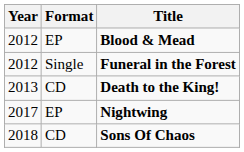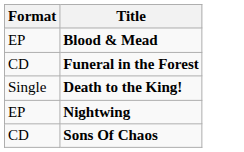- column: (23, 16)
(64, 64) Single -> (18, 64) CD
(55, 87) CD -> (27, 87) Single
